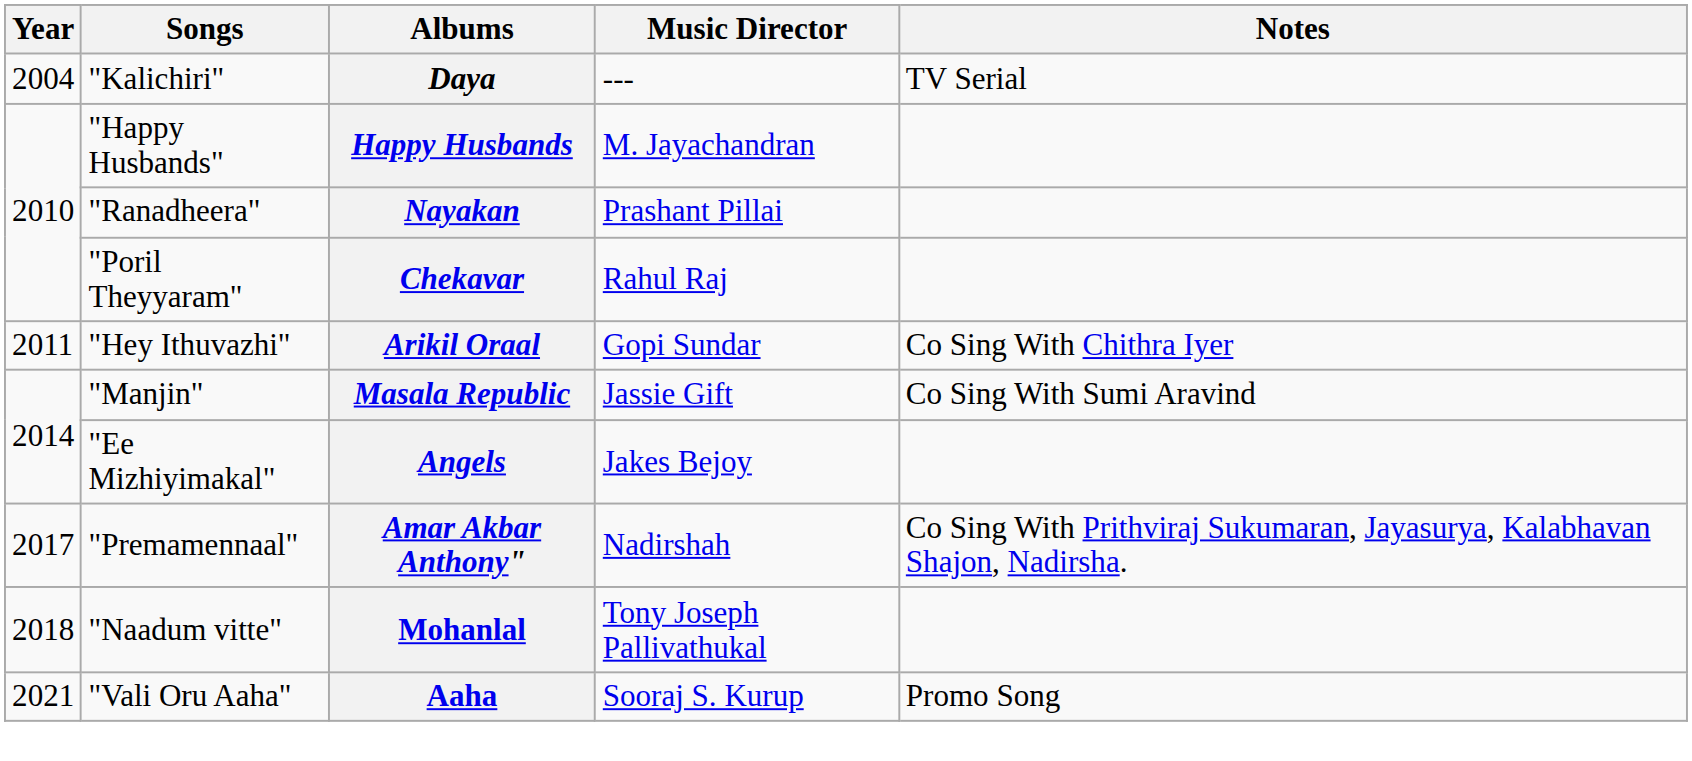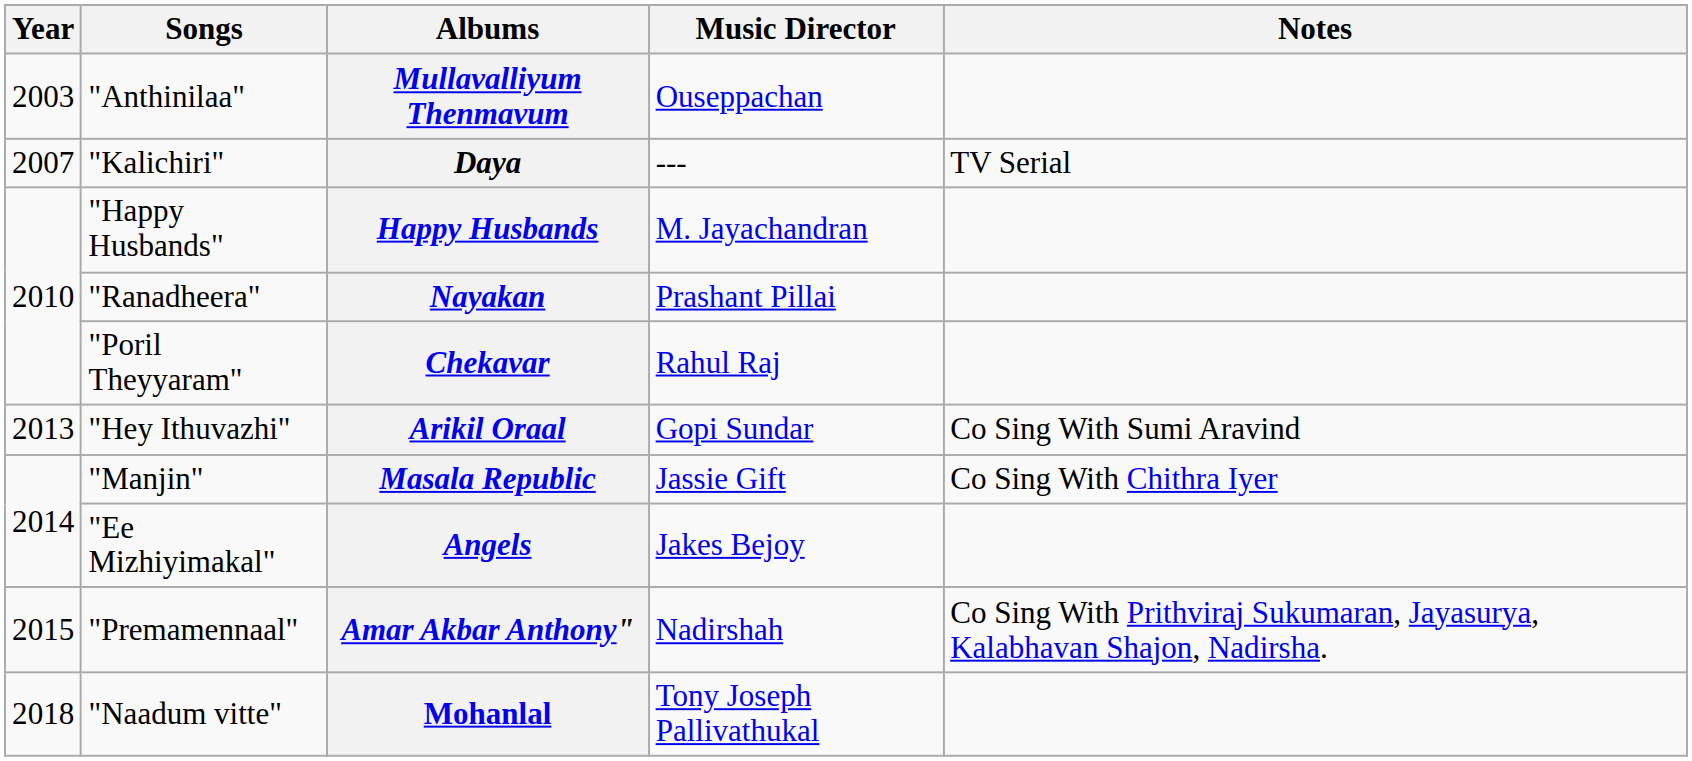+ row: (488, 95)
(43, 78) 2004 -> (43, 162) 2007
(43, 345) 2011 -> (43, 429) 2013
(1070, 345) Co Sing With Chithra Iyer -> (1125, 429) Co Sing With Sumi Aravind
(1081, 394) Co Sing With Sumi Aravind -> (1114, 478) Co Sing With Chithra Iyer
(43, 545) 2017 -> (43, 629) 2015
- row: (462, 695)
